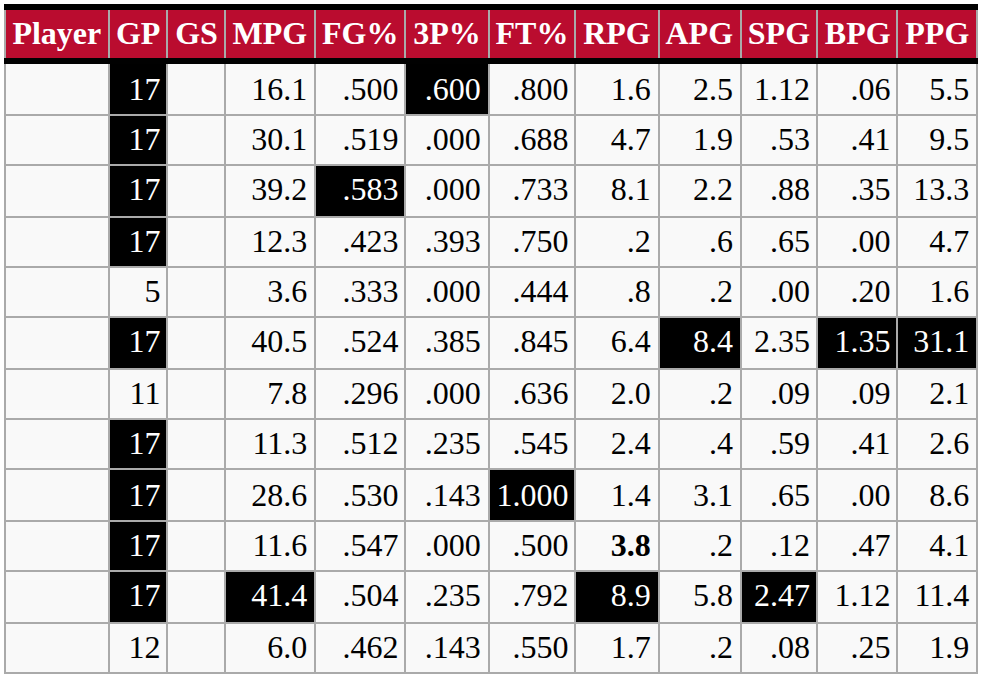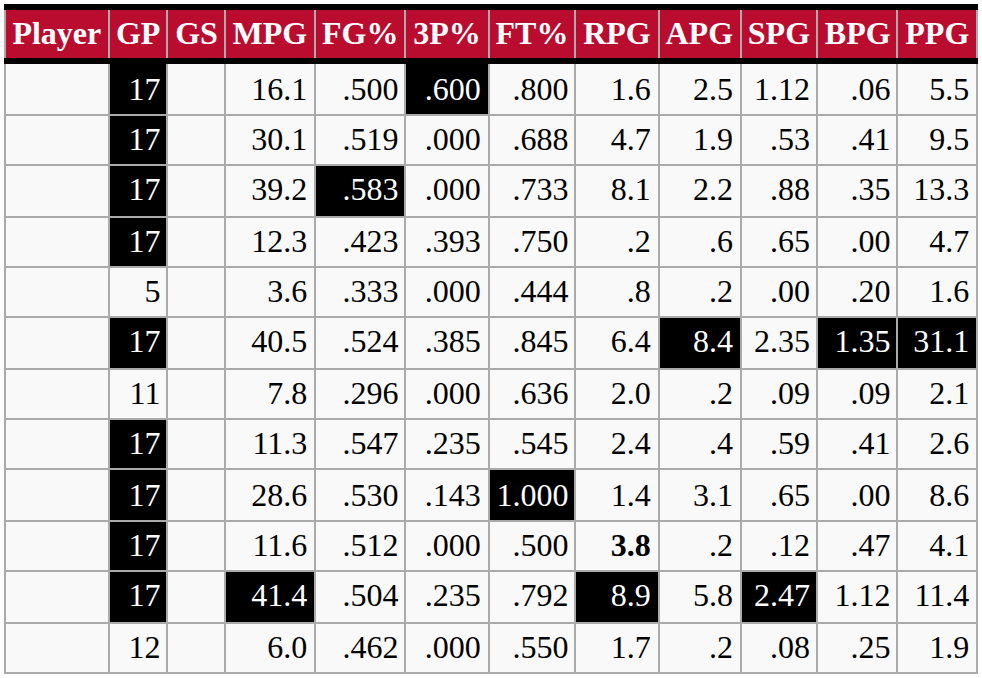(370, 443) .512 -> (370, 443) .547
(370, 545) .547 -> (370, 545) .512
(453, 646) .143 -> (453, 646) .000
